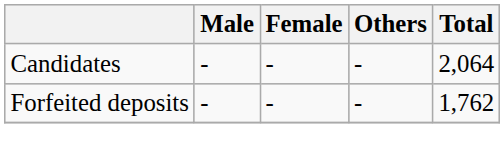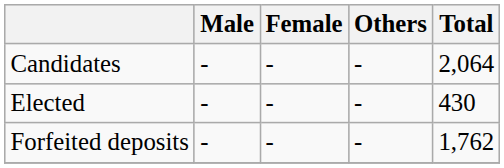+ row: (48, 102)
